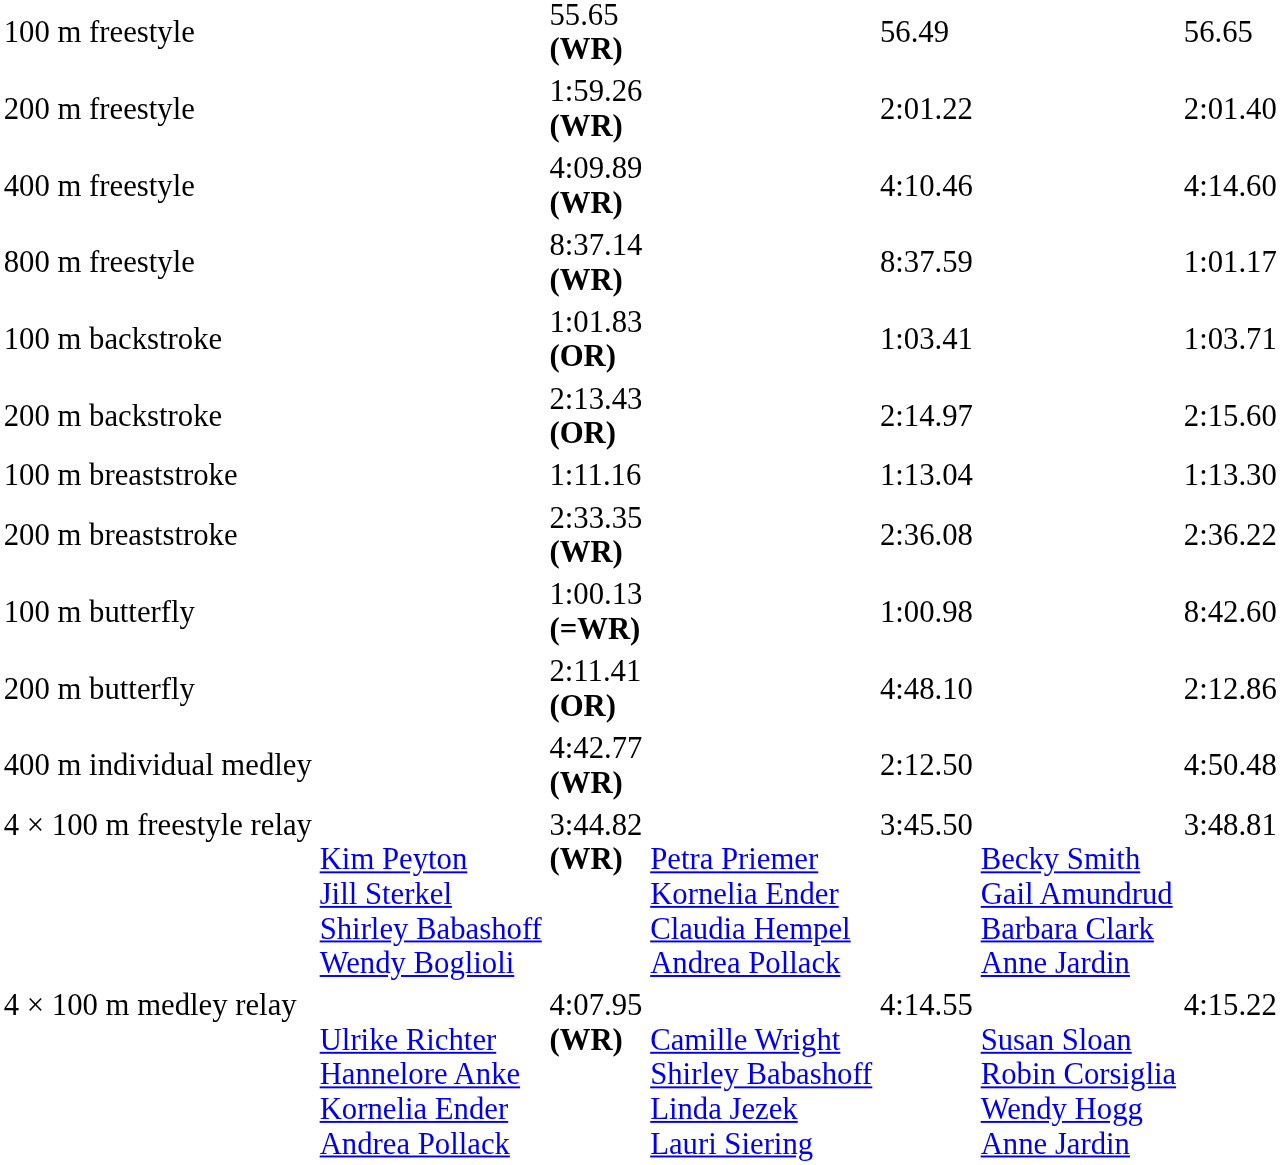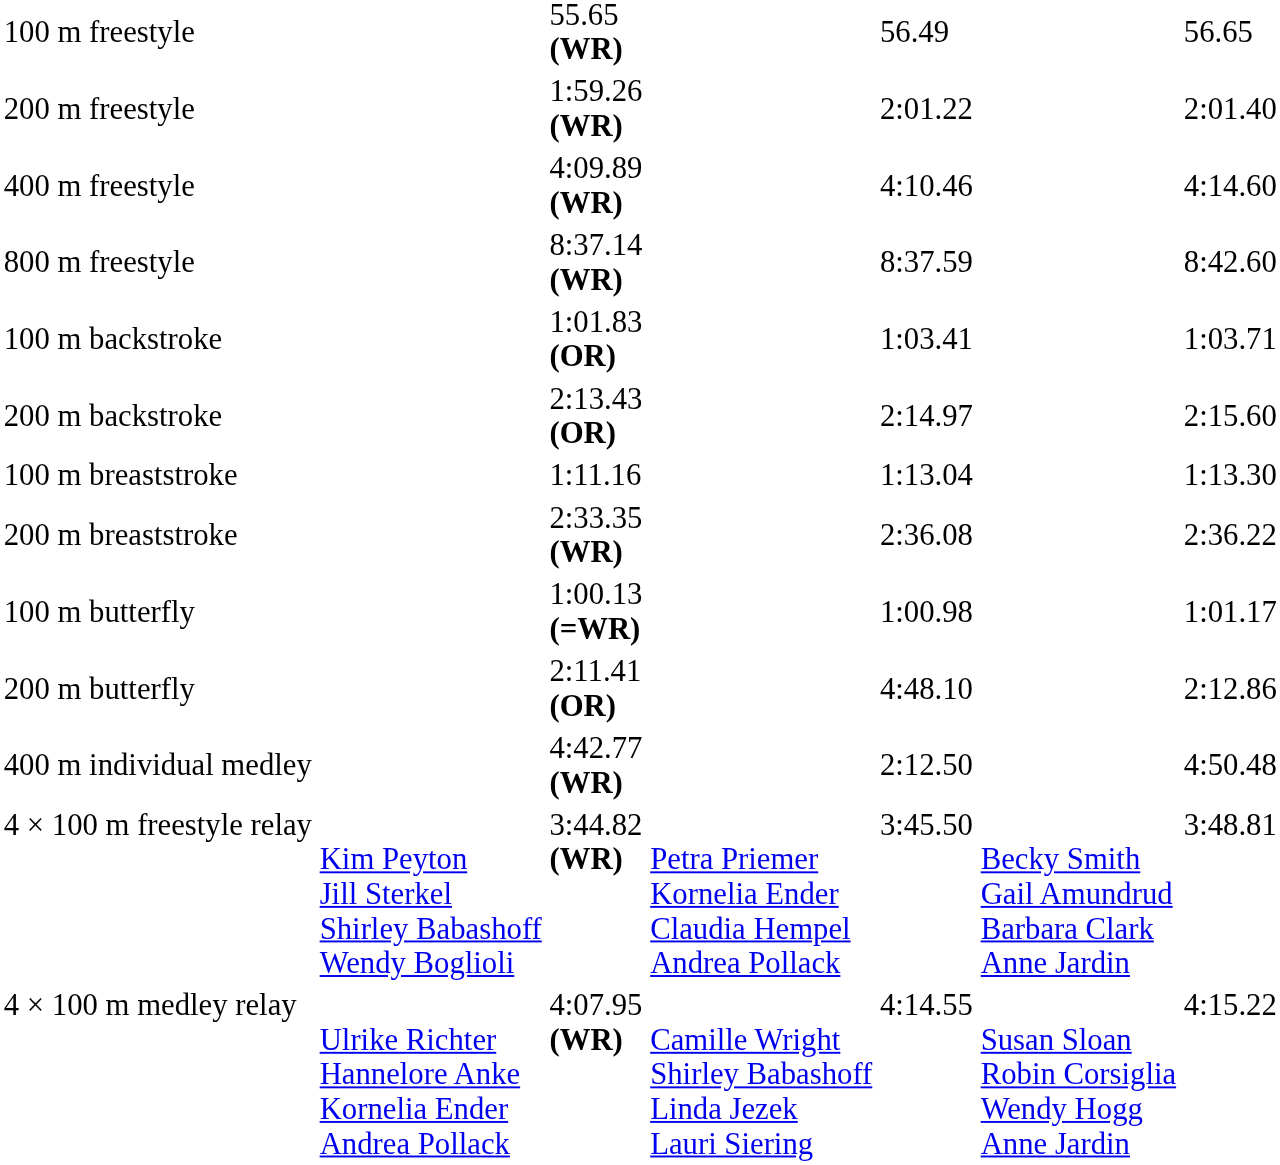(1230, 262) 1:01.17 -> (1230, 262) 8:42.60
(1230, 611) 8:42.60 -> (1230, 611) 1:01.17
